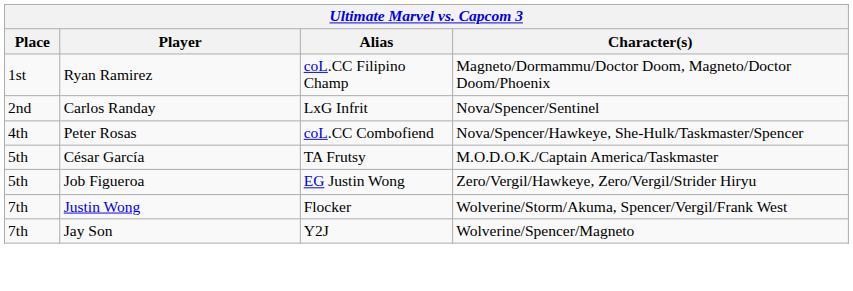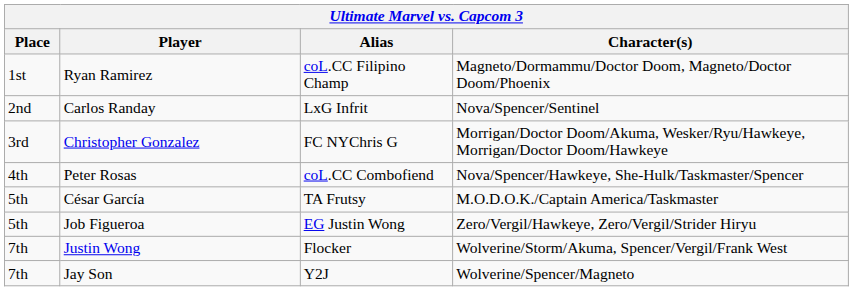+ row: (132, 141)
